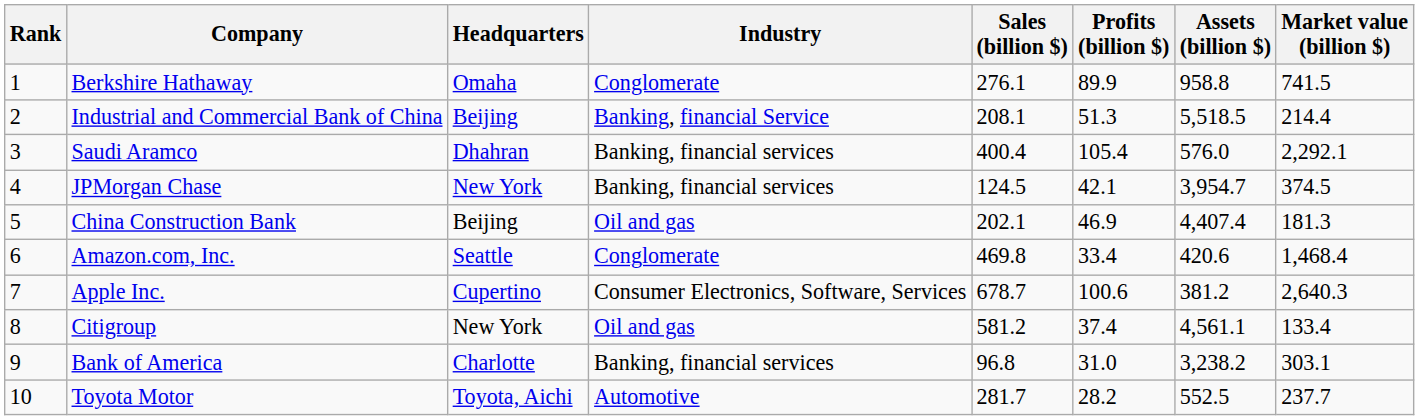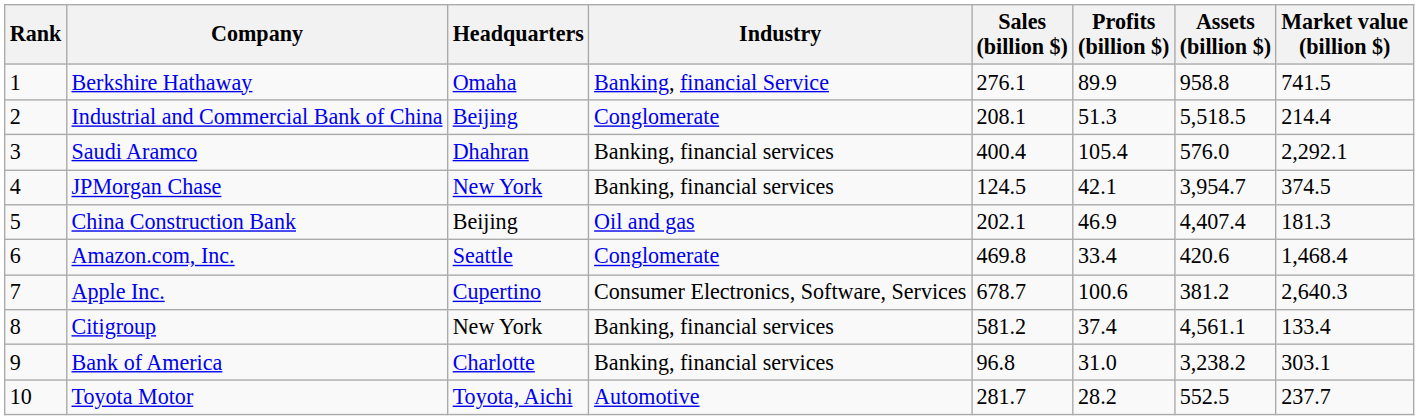(657, 81) Conglomerate -> (712, 81) Banking, financial Service
(712, 116) Banking, financial Service -> (657, 116) Conglomerate
(644, 326) Oil and gas -> (714, 326) Banking, financial services
